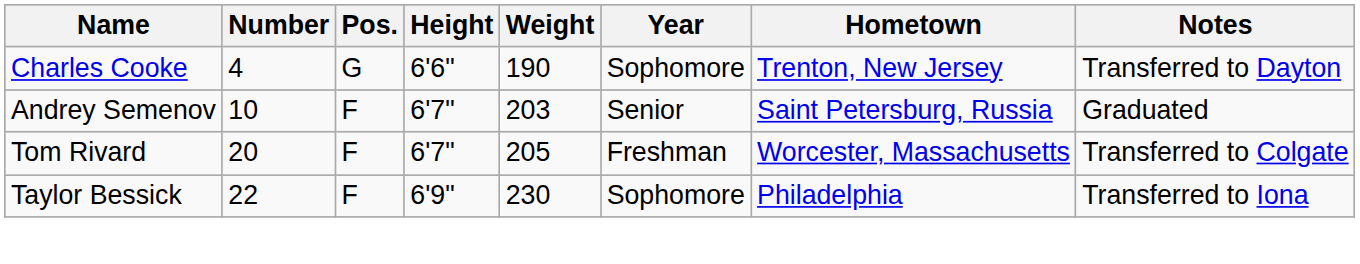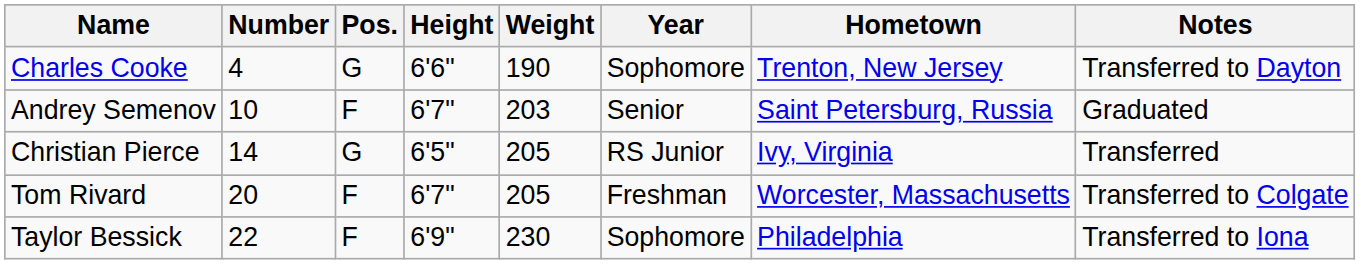+ row: (105, 152)
